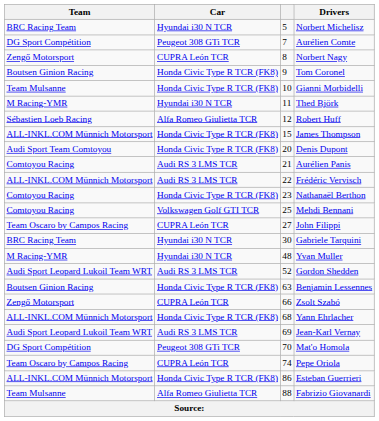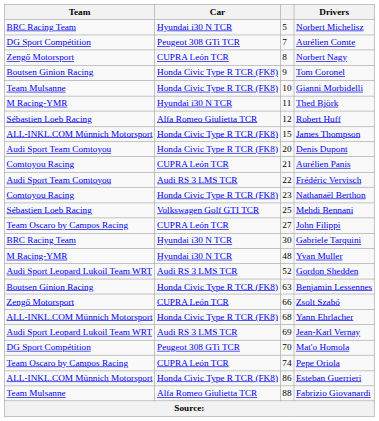(197, 164) Audi RS 3 LMS TCR -> (193, 164) CUPRA León TCR
(80, 179) ALL-INKL.COM Münnich Motorsport -> (59, 179) Audi Sport Team Comtoyou
(40, 210) Comtoyou Racing -> (49, 210) Sébastien Loeb Racing
